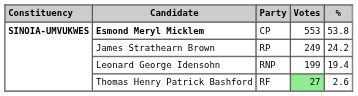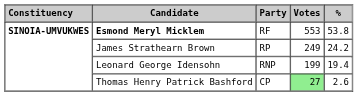(265, 31) CP -> (265, 31) RF
(265, 82) RF -> (265, 82) CP
